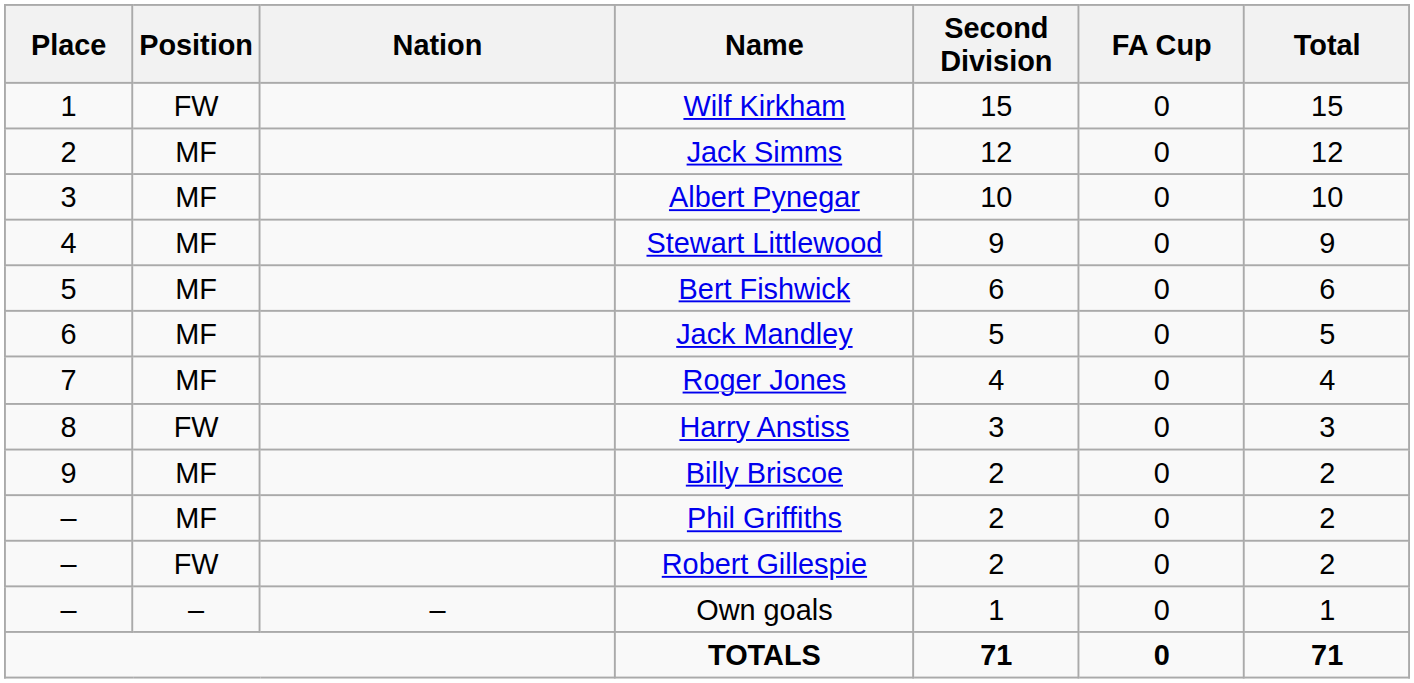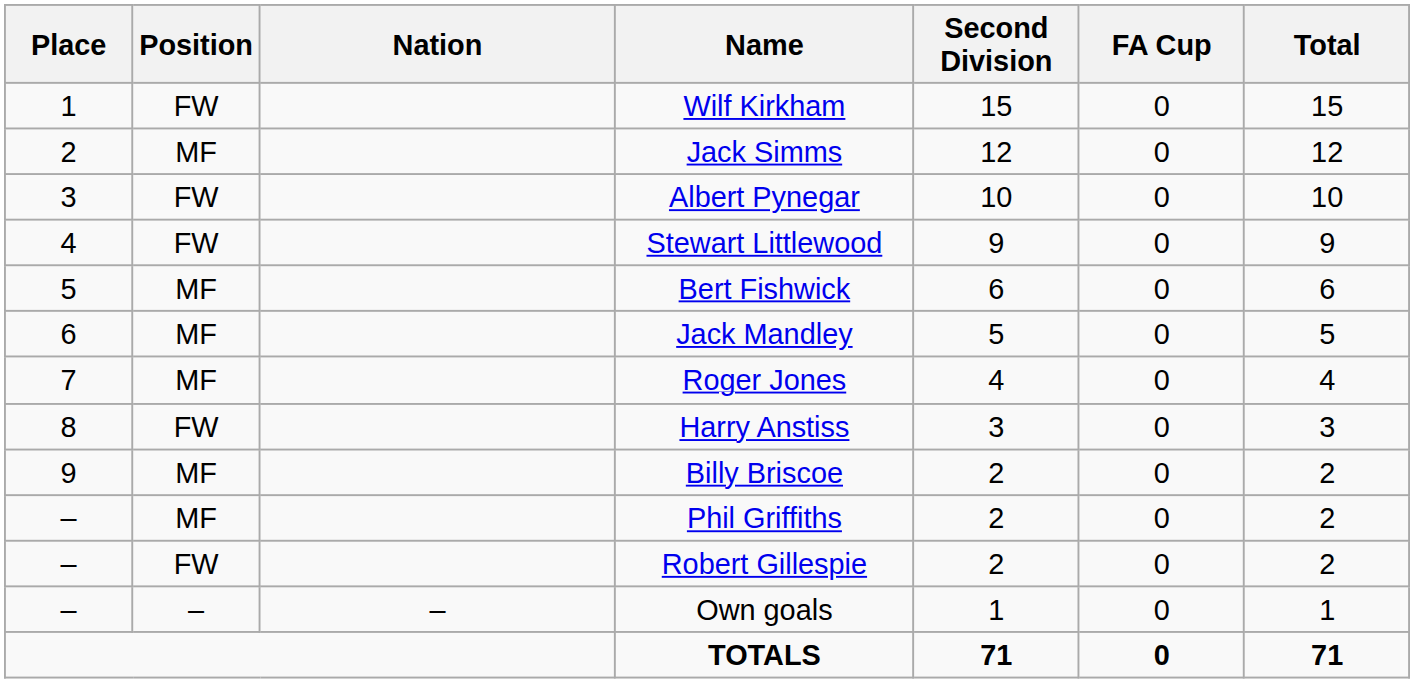(196, 197) MF -> (196, 197) FW
(196, 243) MF -> (196, 243) FW
